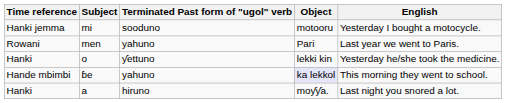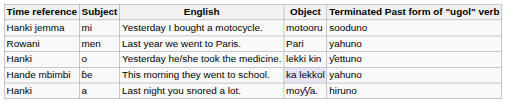columns swapped: (207, 12) <-> (420, 12)
